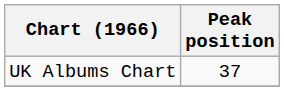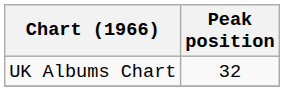(230, 72) 37 -> (230, 72) 32
